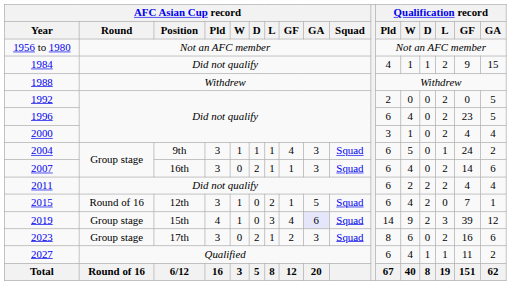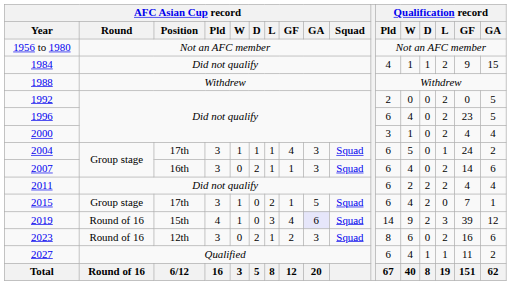(179, 151) 9th -> (179, 151) 17th
(117, 202) Round of 16 -> (117, 202) Group stage
(179, 202) 12th -> (179, 202) 17th
(117, 220) Group stage -> (117, 220) Round of 16
(117, 237) Group stage -> (117, 237) Round of 16
(179, 237) 17th -> (179, 237) 12th
